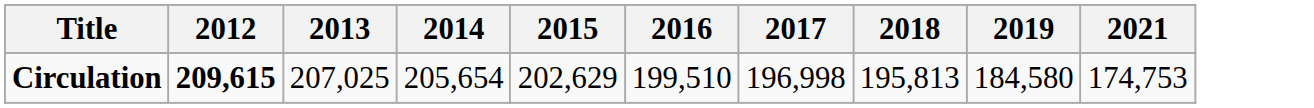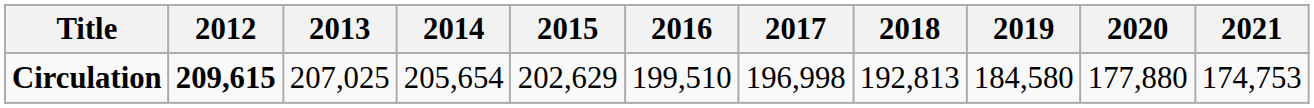+ column: (1138, 28)
(910, 77) 195,813 -> (910, 77) 192,813
